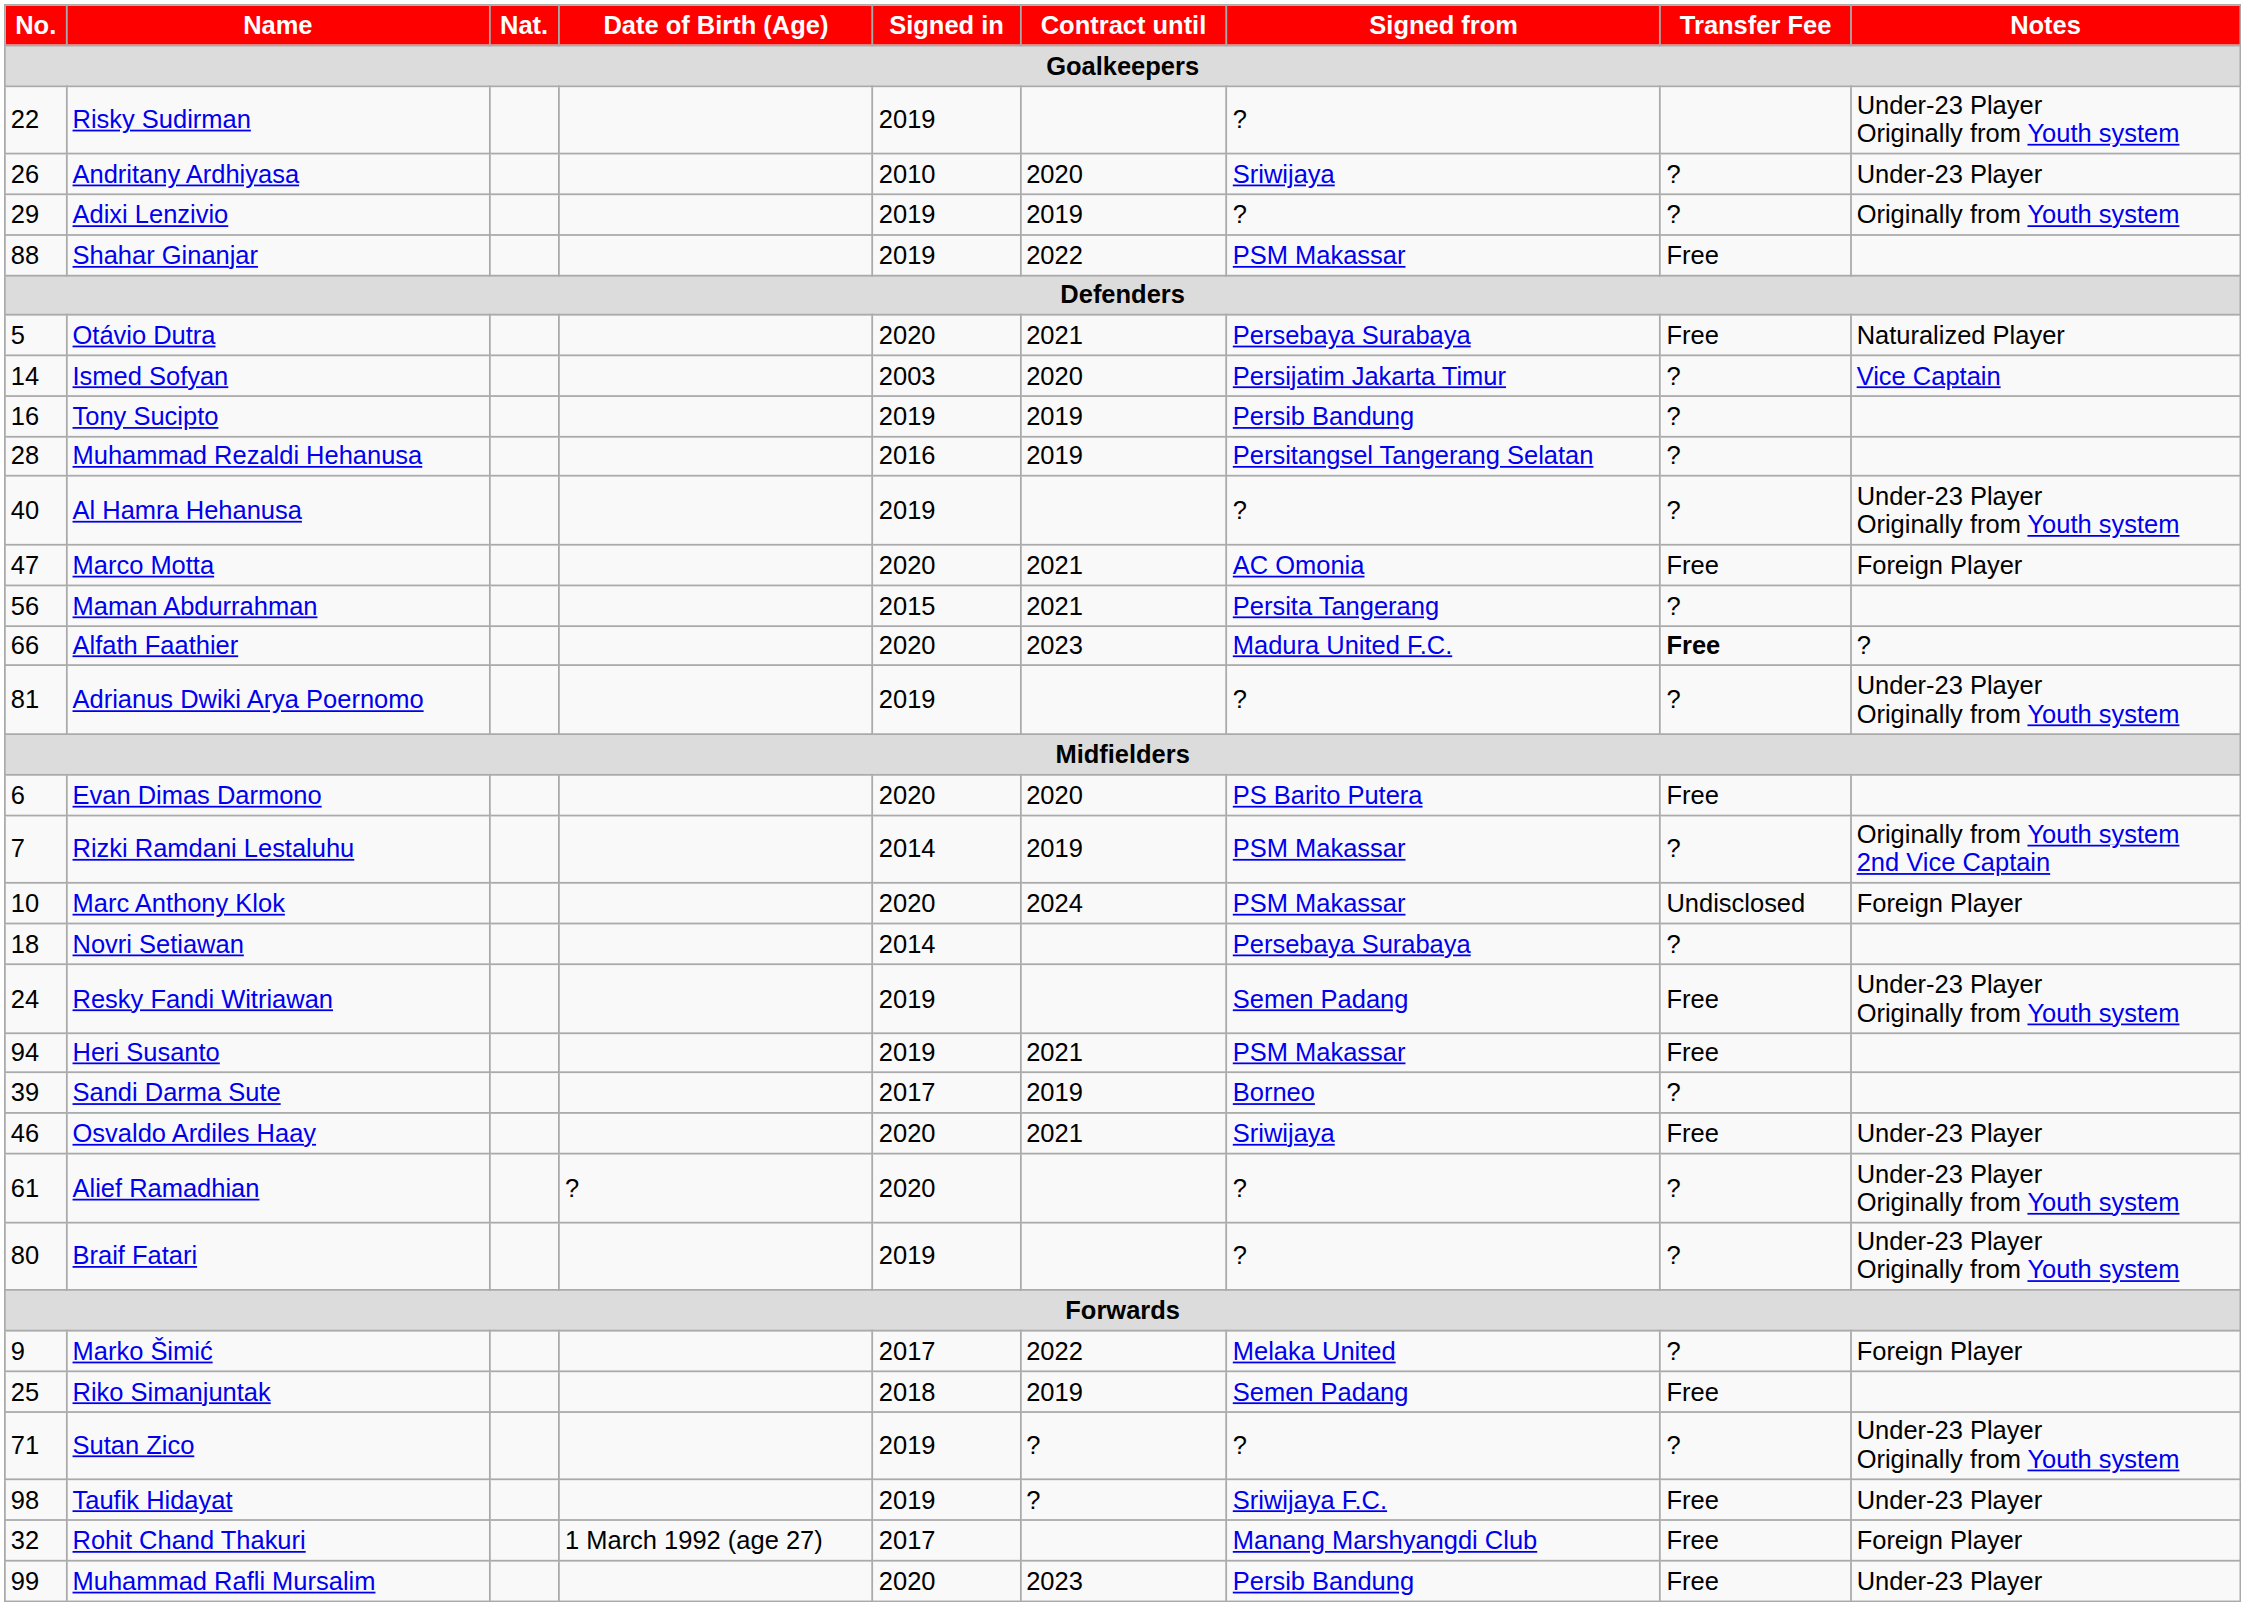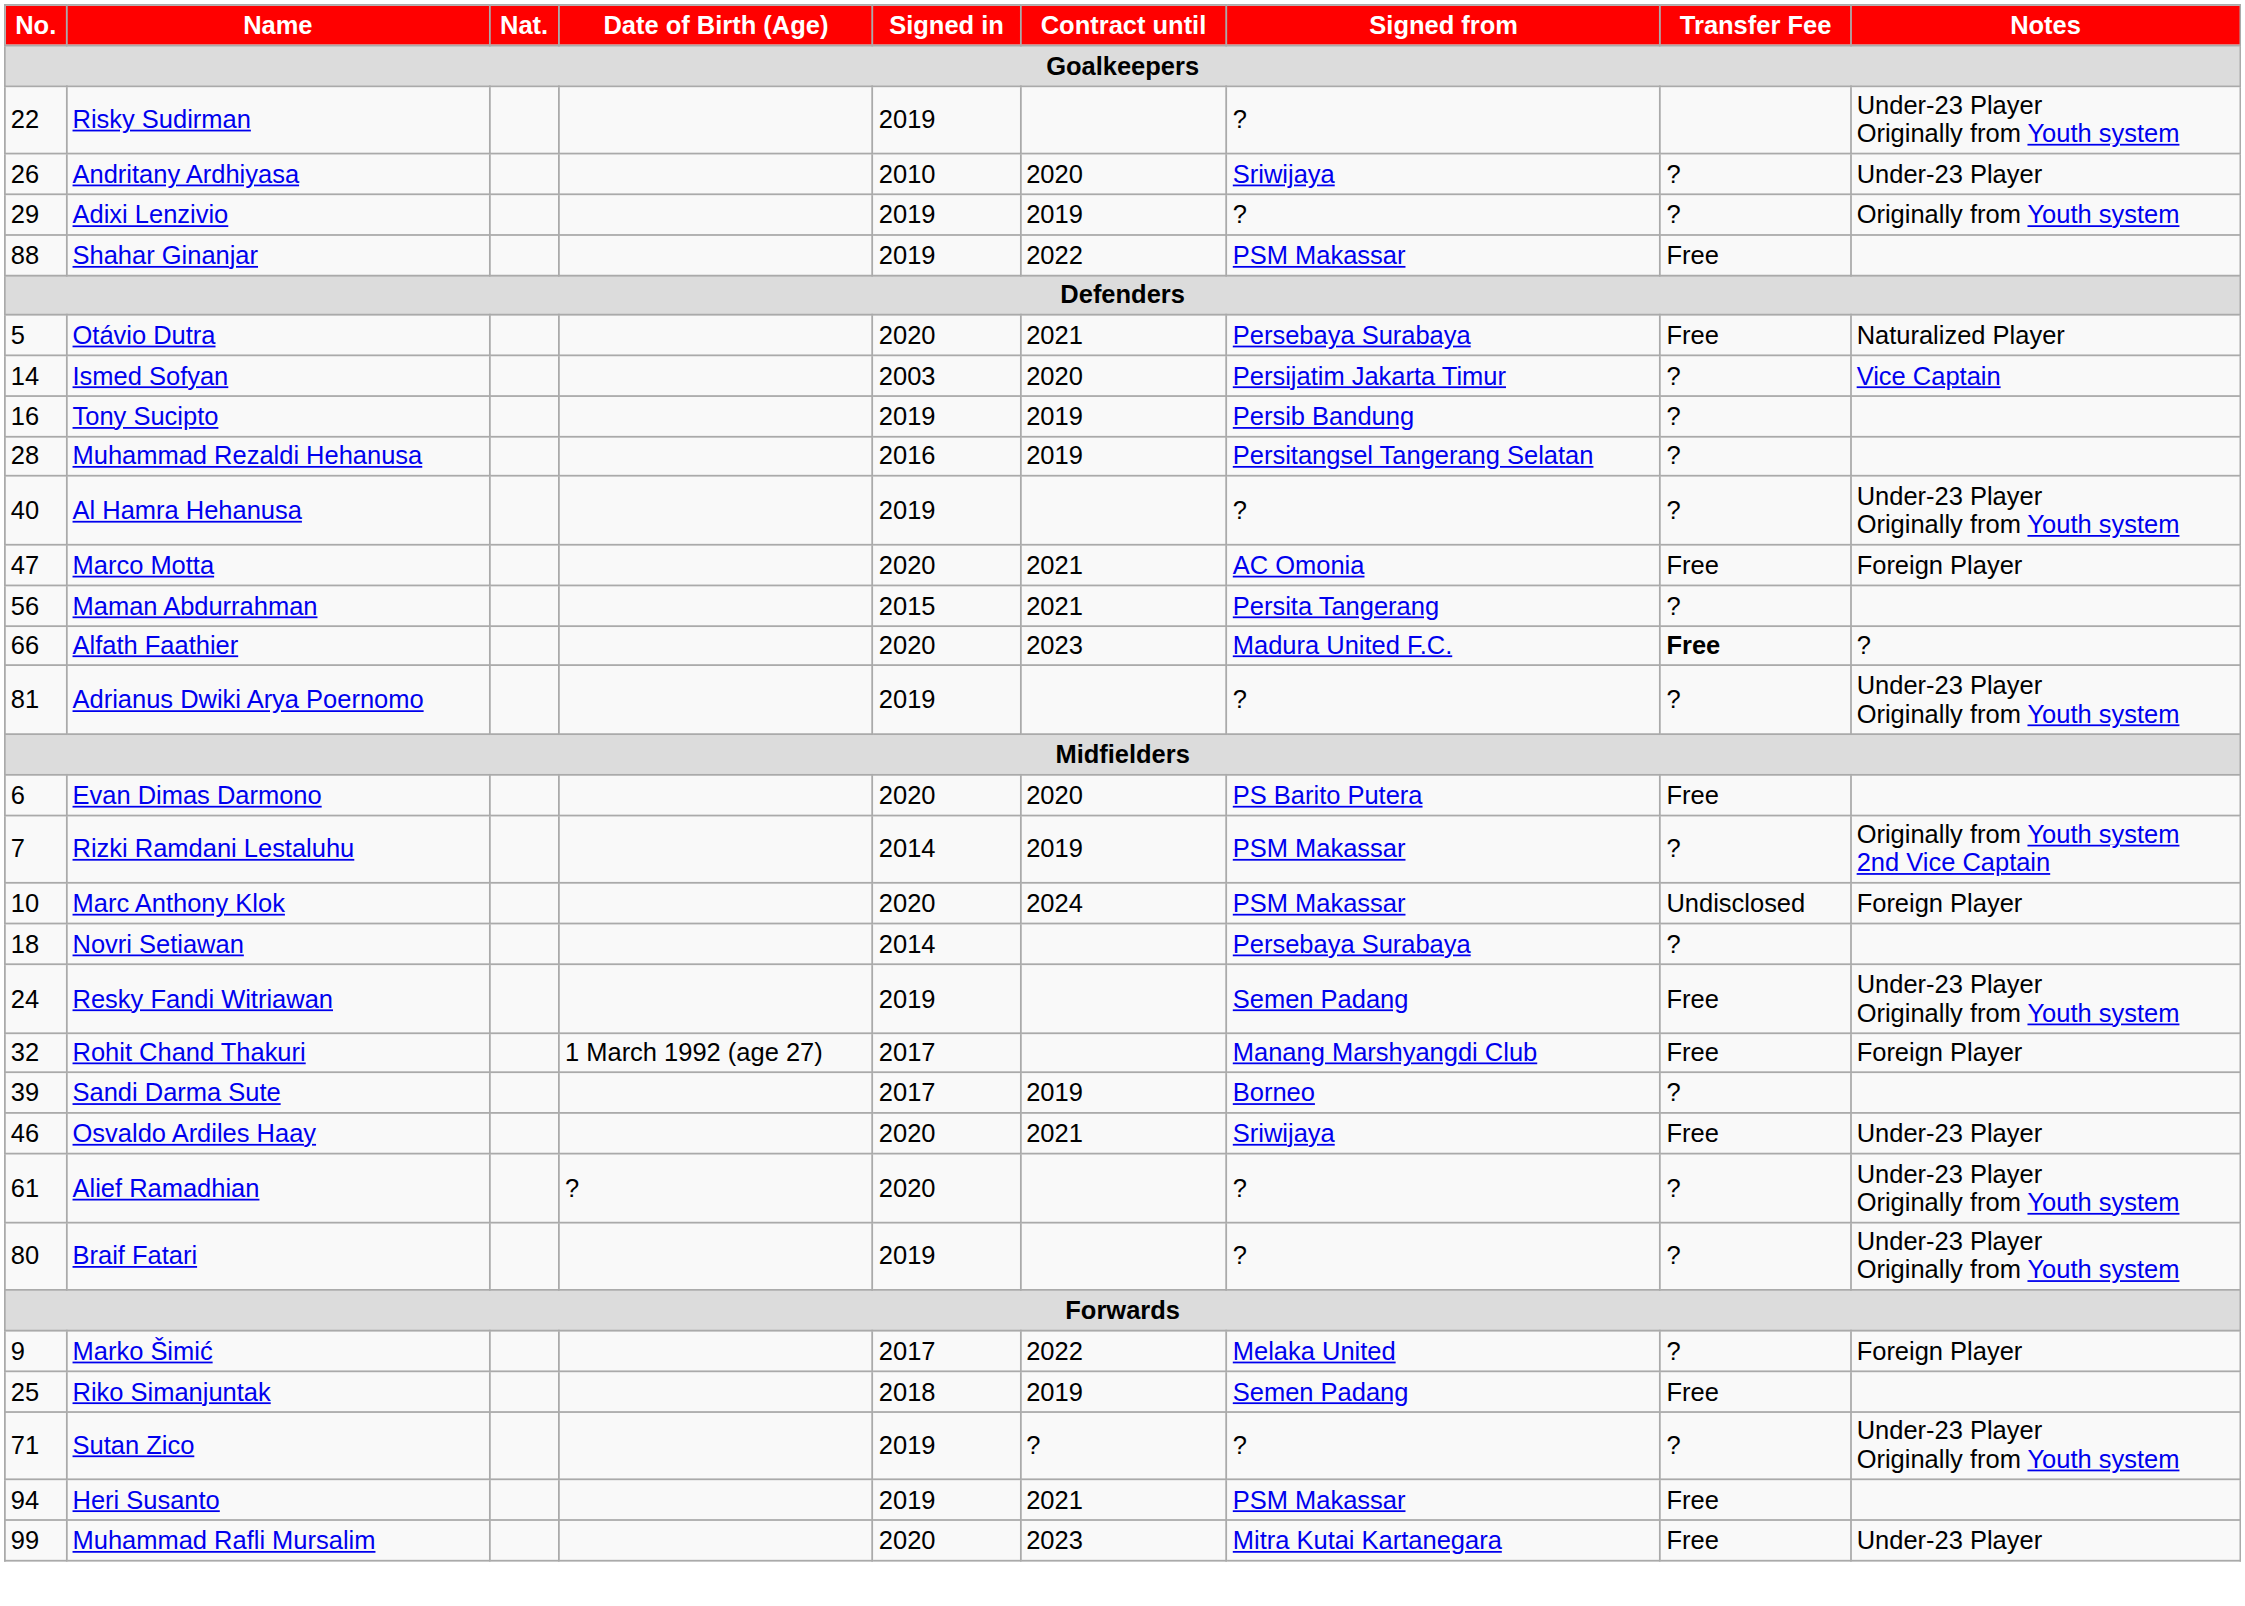rows swapped: (189, 1541) <-> (146, 1053)
- row: (153, 1500)
(1323, 1581) Persib Bandung -> (1367, 1541) Mitra Kutai Kartanegara
